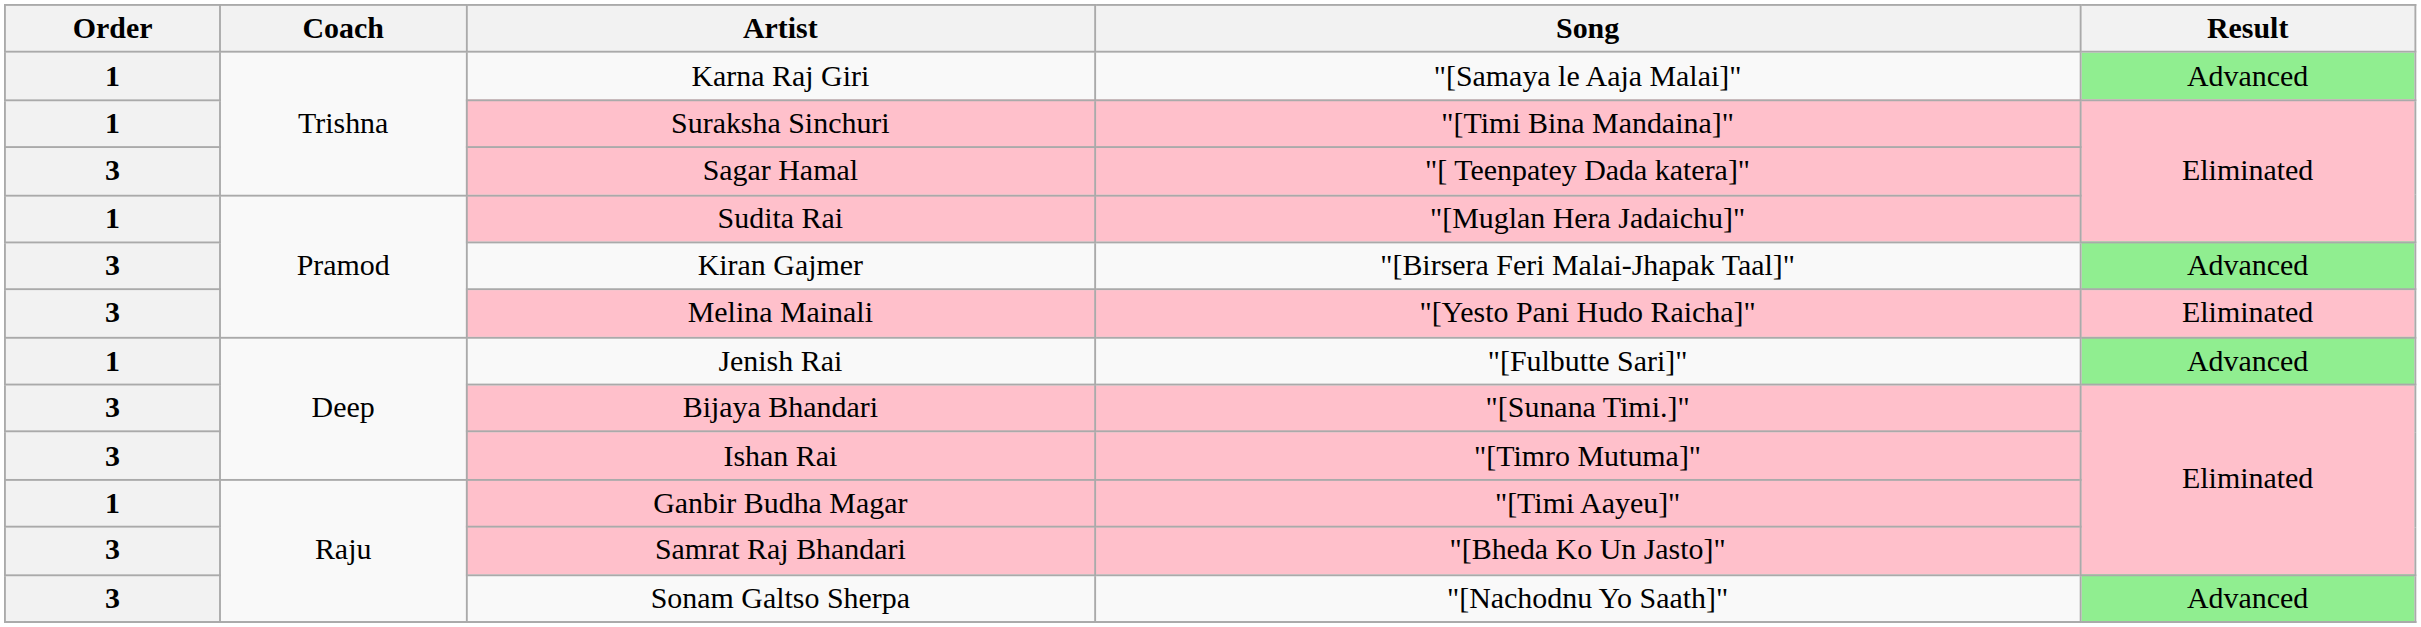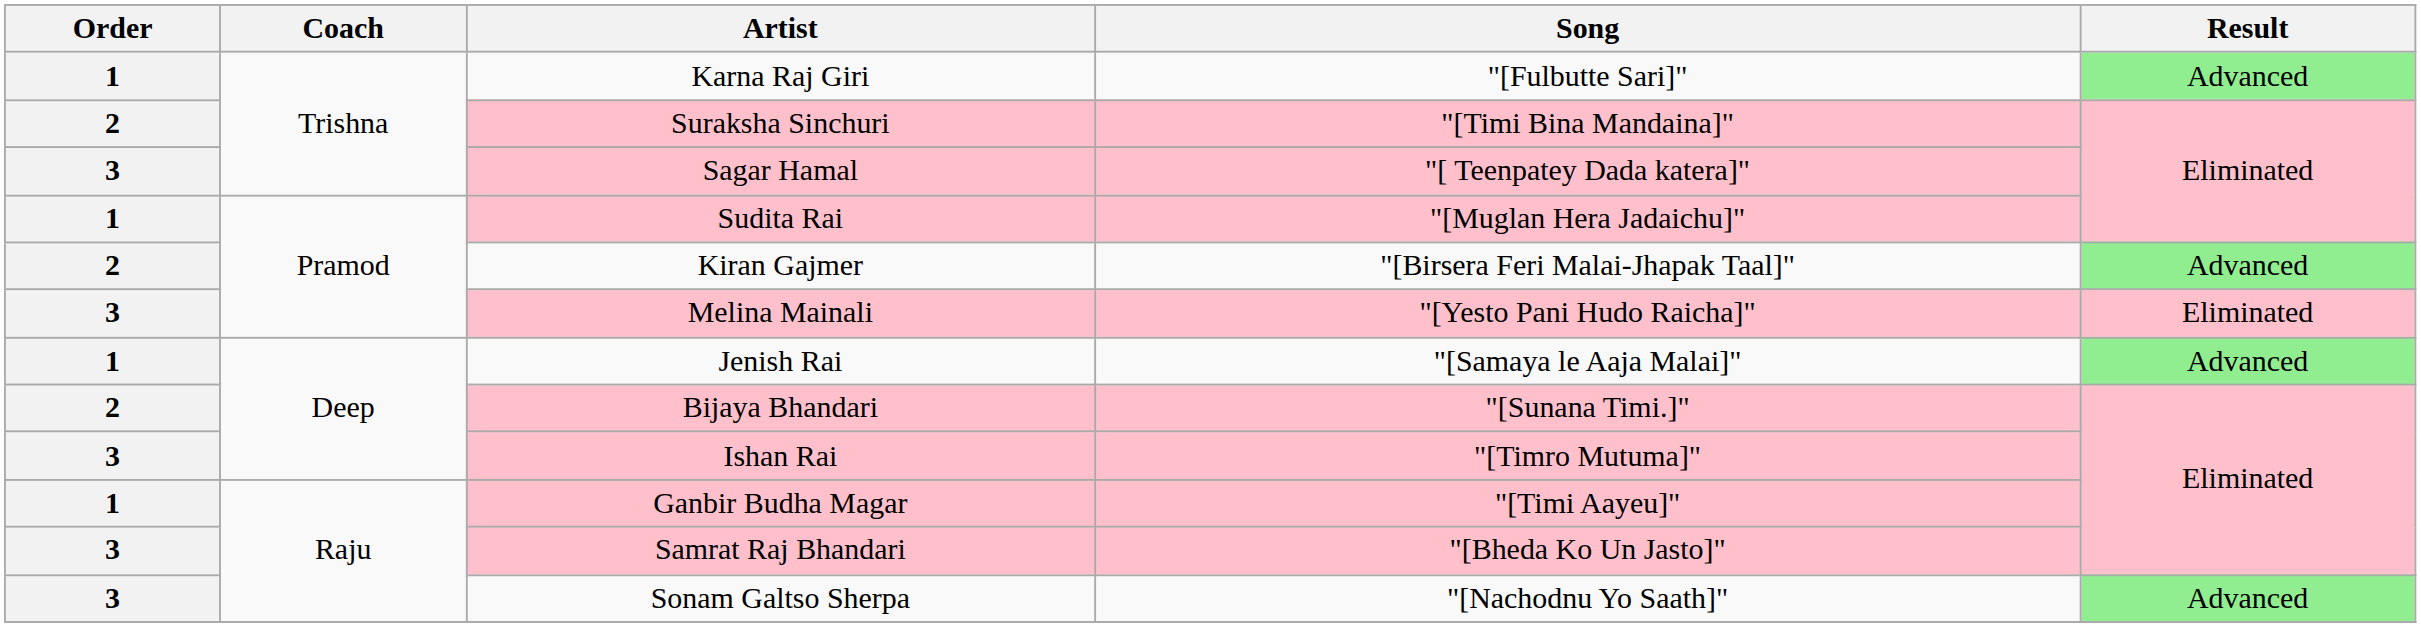(1588, 75) "[Samaya le Aaja Malai]" -> (1588, 75) "[Fulbutte Sari]"
(113, 123) 1 -> (113, 123) 2
(113, 265) 3 -> (113, 265) 2
(1588, 360) "[Fulbutte Sari]" -> (1588, 360) "[Samaya le Aaja Malai]"
(113, 407) 3 -> (113, 407) 2
